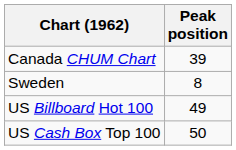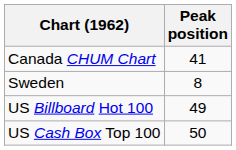(198, 58) 39 -> (198, 58) 41
